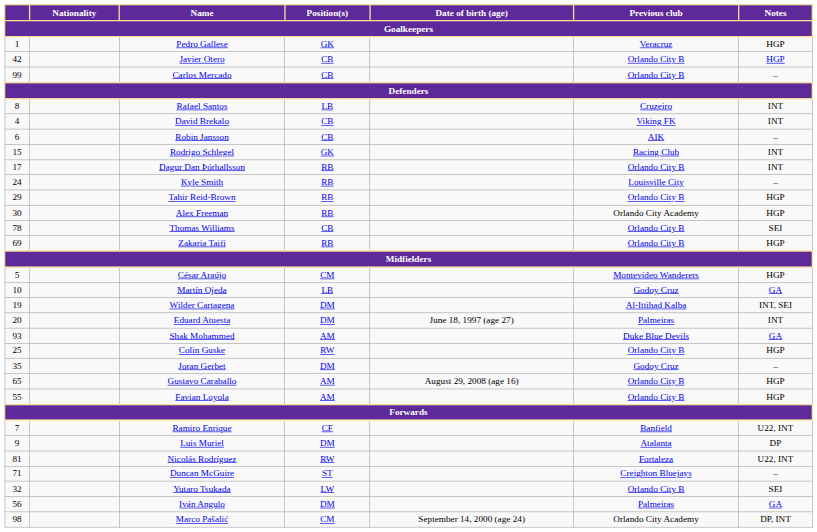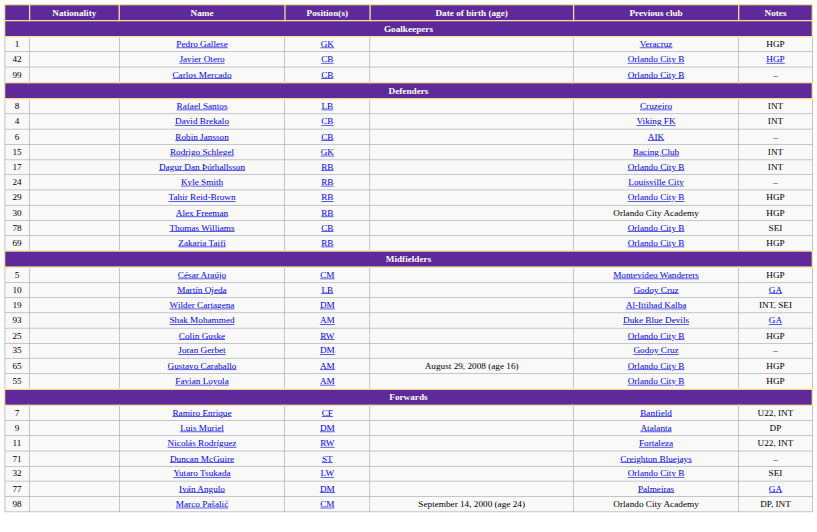- row: (202, 320)
(17, 459) 81 -> (17, 443) 11
(17, 504) 56 -> (17, 489) 77
